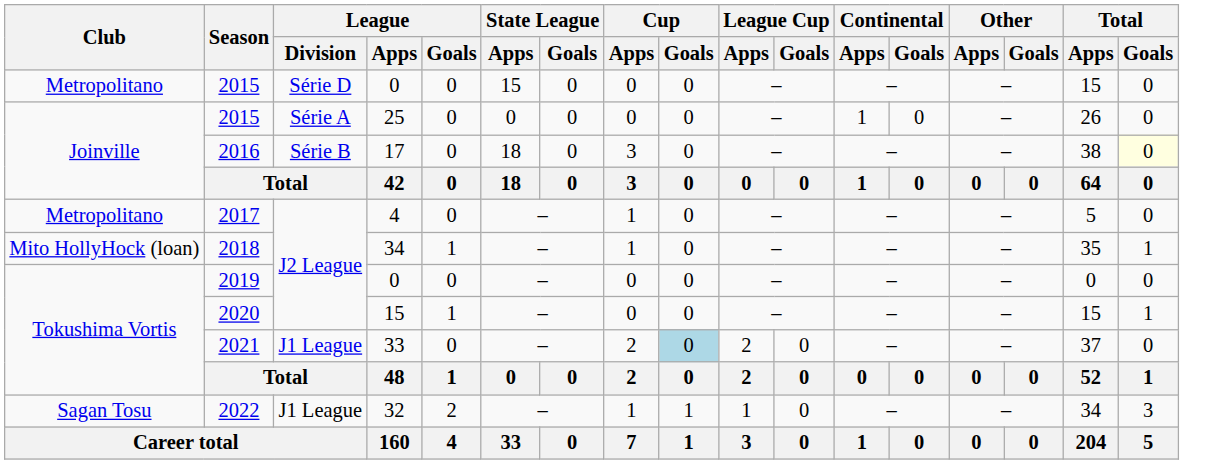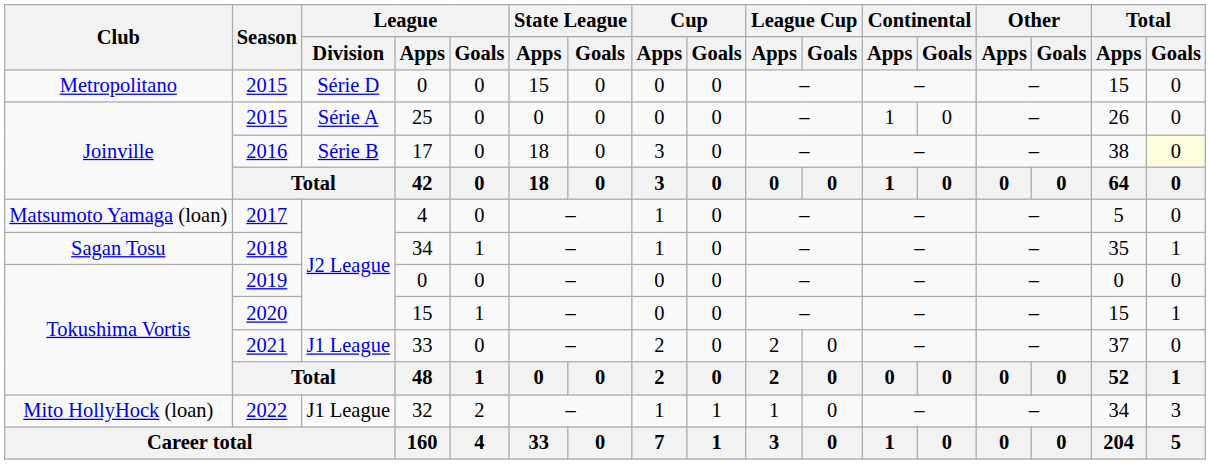(104, 215) Metropolitano -> (118, 215) Matsumoto Yamaga (loan)
(104, 248) Mito HollyHock (loan) -> (118, 248) Sagan Tosu
(689, 345) lightblue background -> (717, 345) no background
(104, 410) Sagan Tosu -> (118, 410) Mito HollyHock (loan)
